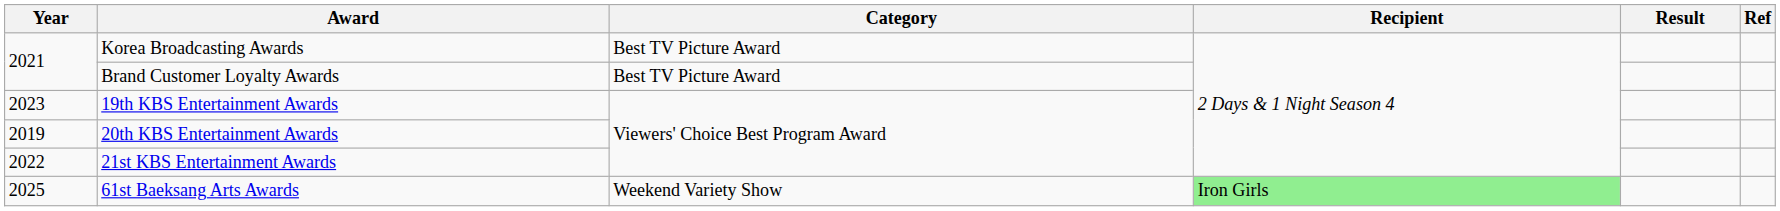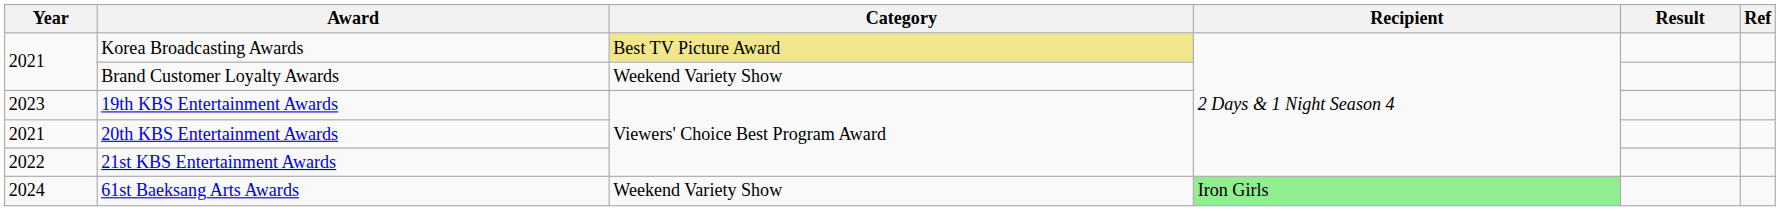(697, 47) no background -> (697, 47) khaki background
(697, 76) Best TV Picture Award -> (698, 76) Weekend Variety Show
(27, 133) 2019 -> (27, 133) 2021
(27, 190) 2025 -> (27, 190) 2024
